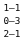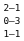rows swapped: (12, 34) <-> (12, 8)
